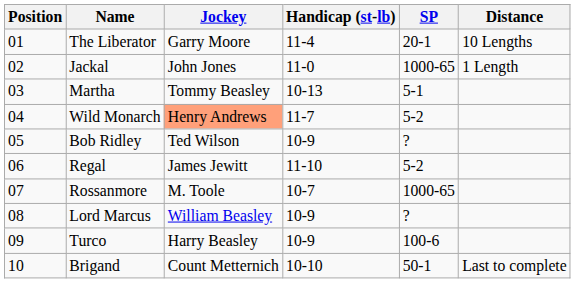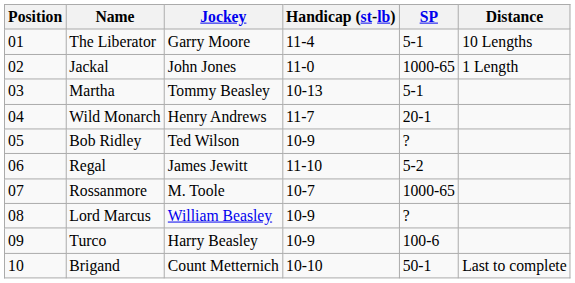(417, 41) 20-1 -> (413, 41) 5-1
(217, 116) lightsalmon background -> (217, 116) no background
(413, 116) 5-2 -> (417, 116) 20-1
